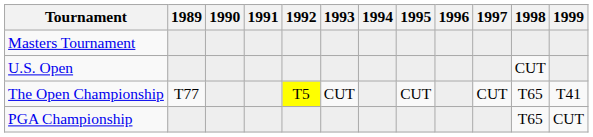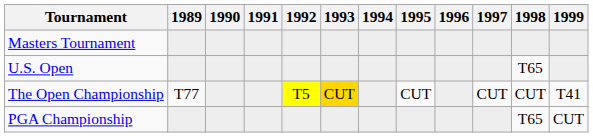(530, 68) CUT -> (530, 68) T65
(339, 94) no background -> (339, 94) gold background
(530, 94) T65 -> (530, 94) CUT
